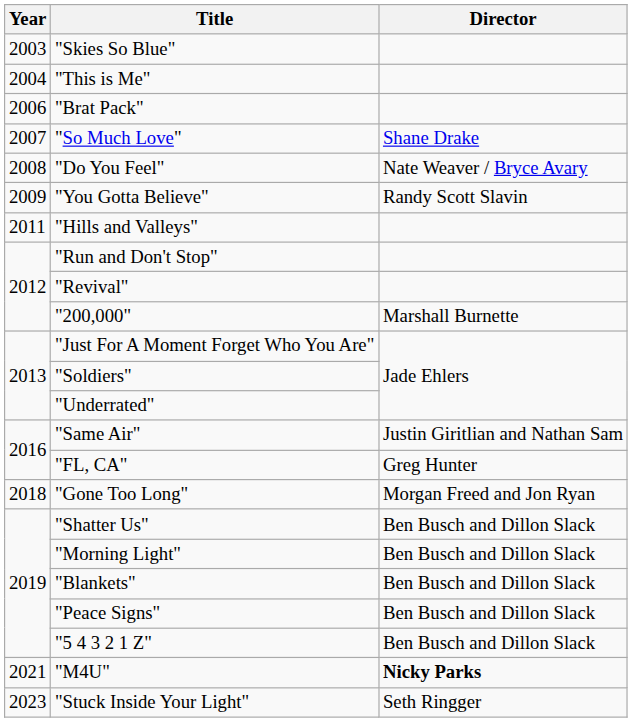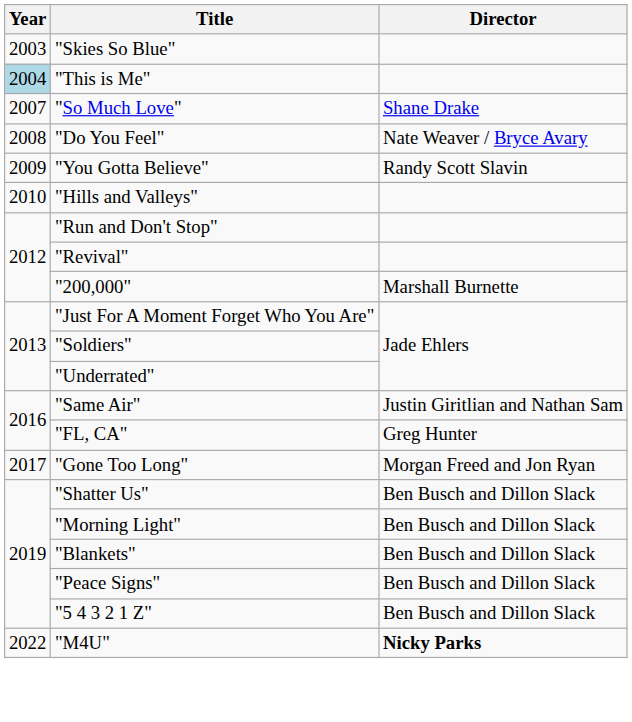(28, 78) no background -> (28, 78) lightblue background
- row: (99, 108)
(27, 227) 2011 -> (28, 197) 2010
(28, 494) 2018 -> (28, 464) 2017
(28, 672) 2021 -> (28, 642) 2022
- row: (152, 702)
